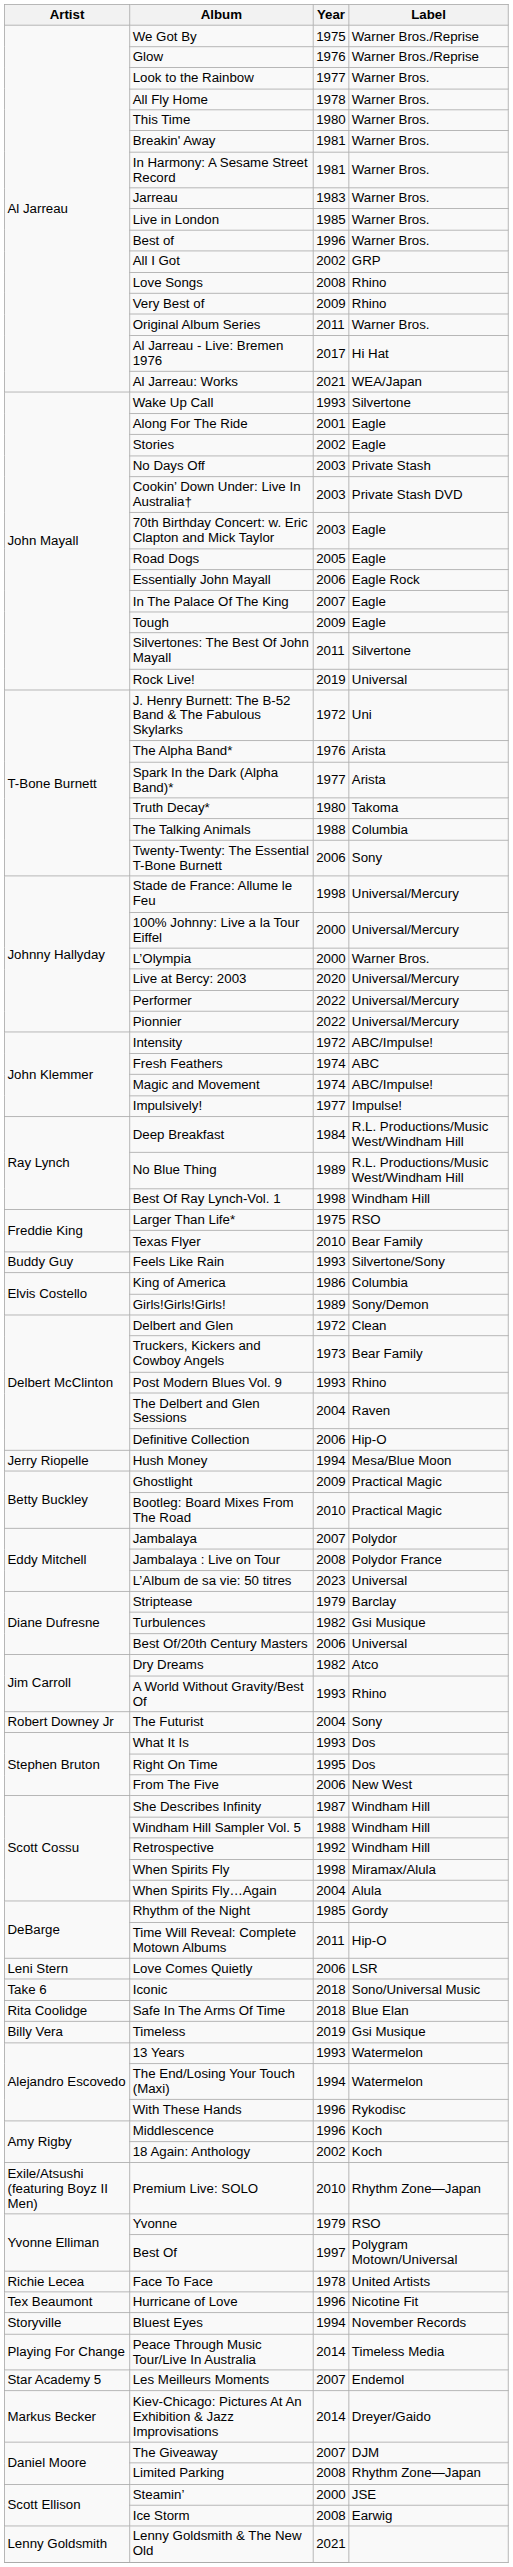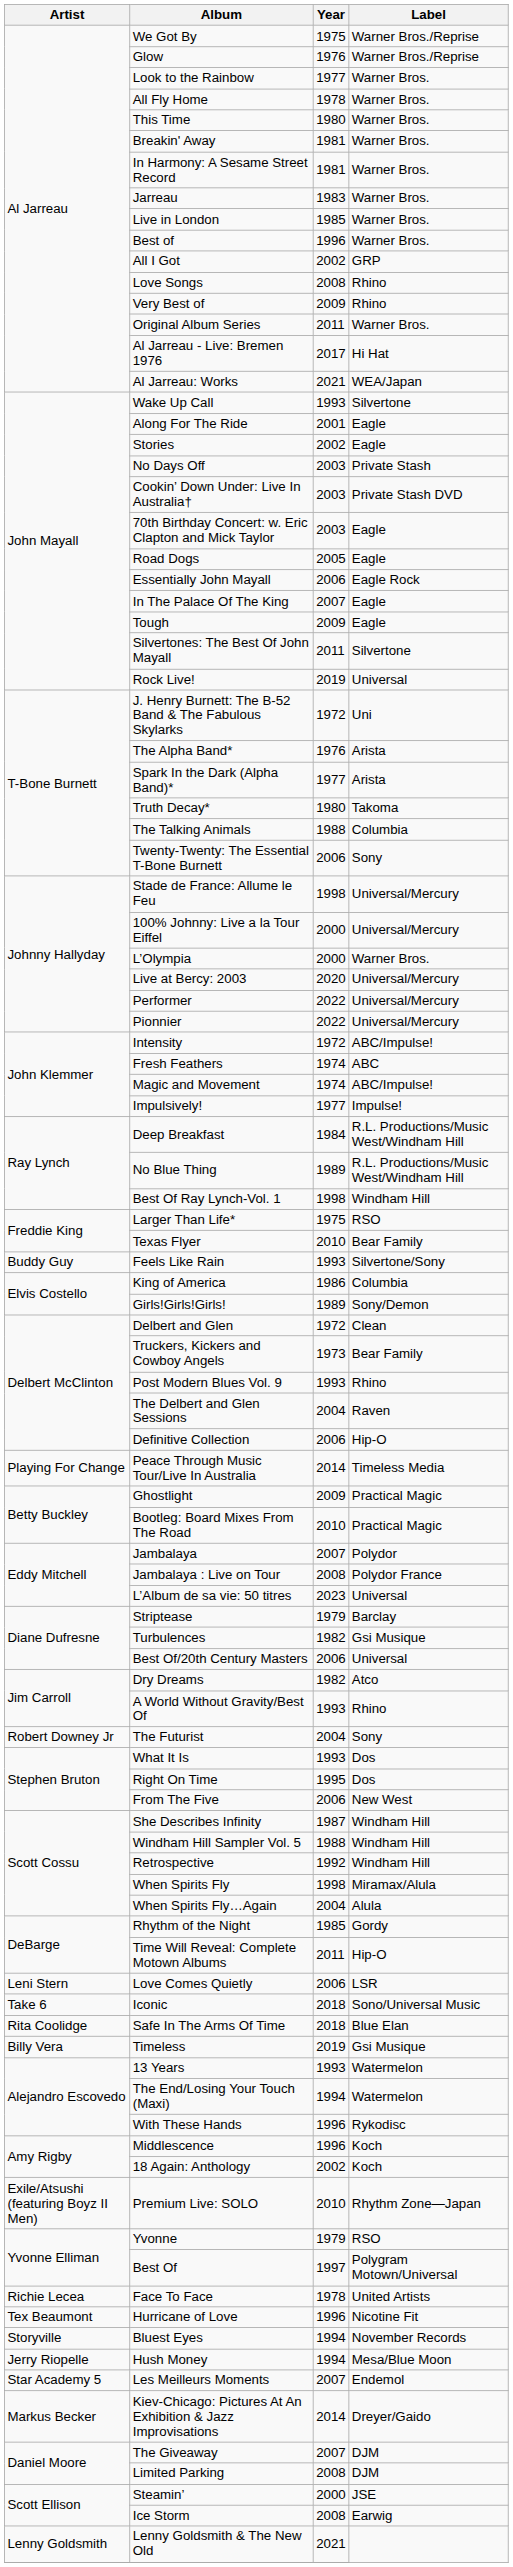rows swapped: (197, 2351) <-> (170, 1460)
(416, 2473) Rhythm Zone—Japan -> (365, 2473) DJM
